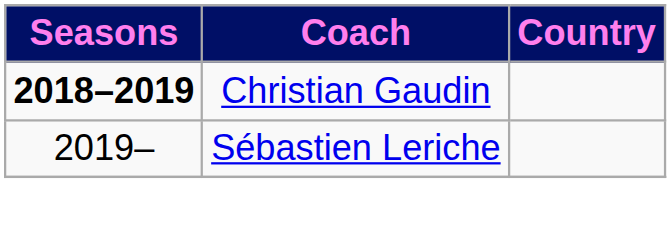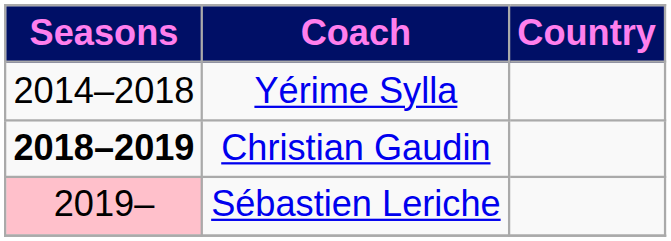+ row: (356, 90)
(104, 147) no background -> (104, 205) pink background
